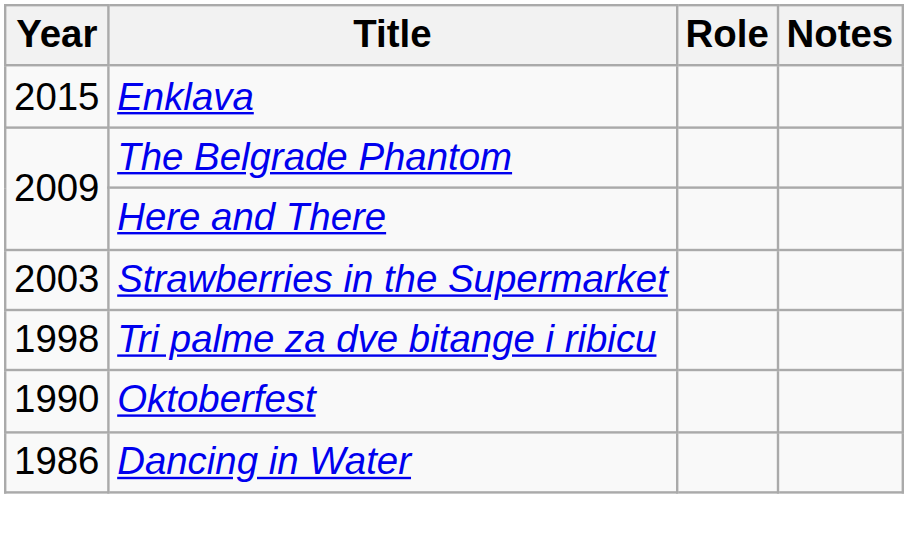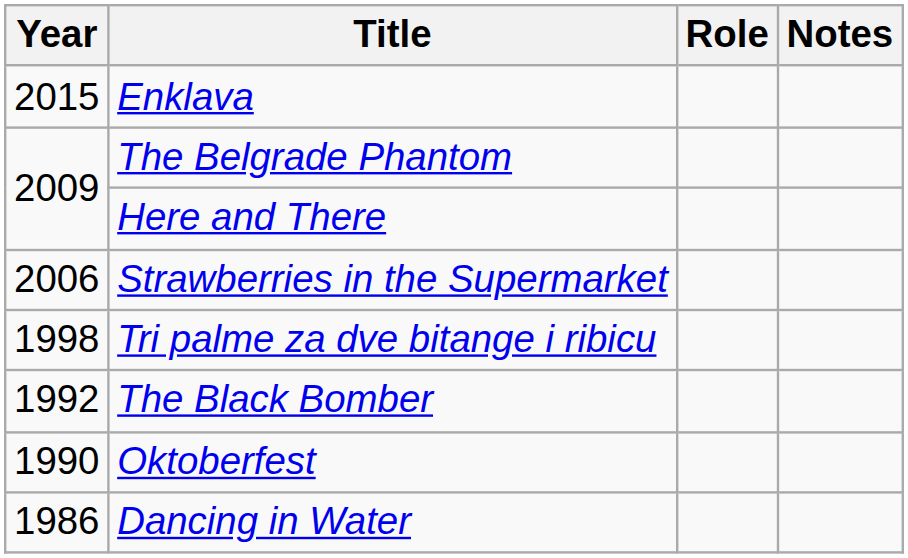(57, 278) 2003 -> (57, 278) 2006
+ row: (275, 400)
